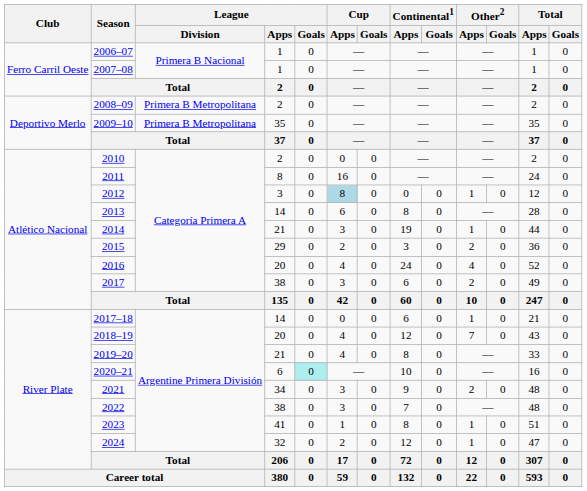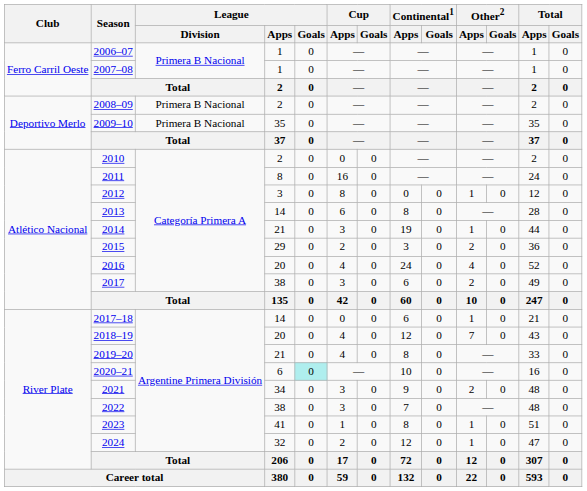(200, 105) Primera B Metropolitana -> (200, 105) Primera B Nacional
(200, 122) Primera B Metropolitana -> (200, 122) Primera B Nacional
(342, 194) lightblue background -> (342, 194) no background
